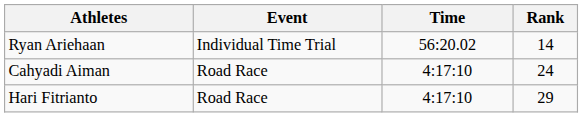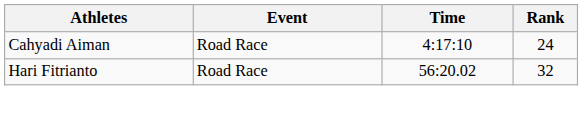- row: (57, 45)
(447, 98) 4:17:10 -> (447, 71) 56:20.02
(545, 98) 29 -> (545, 71) 32
